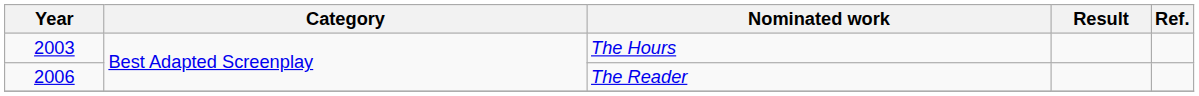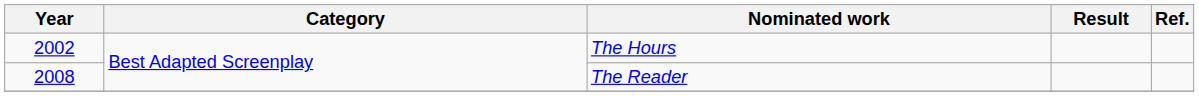(54, 47) 2003 -> (54, 47) 2002
(54, 76) 2006 -> (54, 76) 2008
